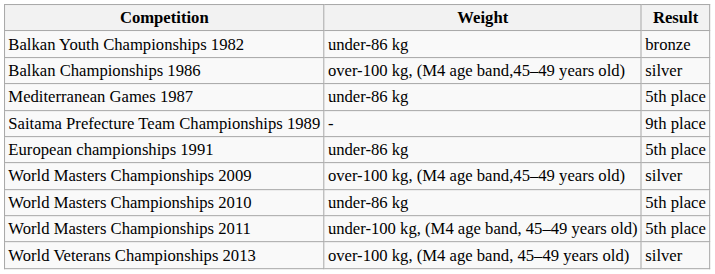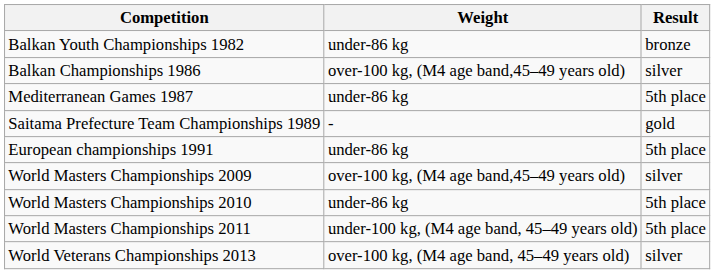(676, 123) 9th place -> (660, 123) gold
